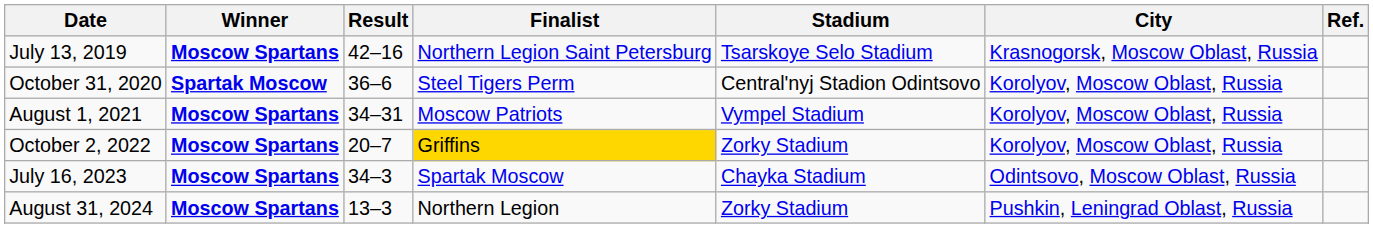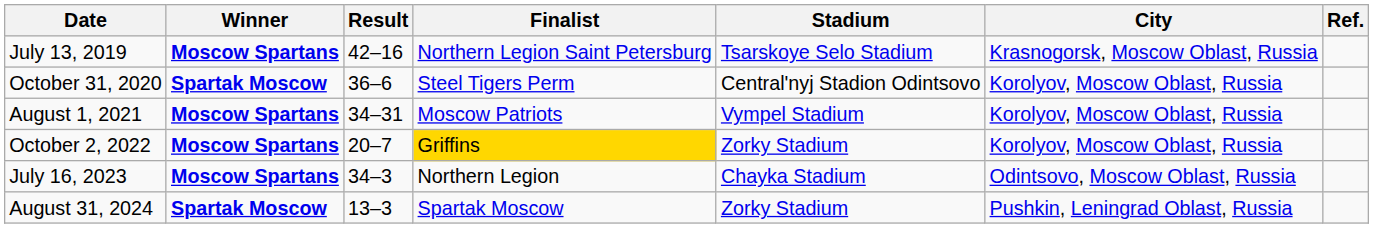(491, 177) Spartak Moscow -> (488, 177) Northern Legion
(255, 208) Moscow Spartans -> (249, 208) Spartak Moscow
(488, 208) Northern Legion -> (491, 208) Spartak Moscow
